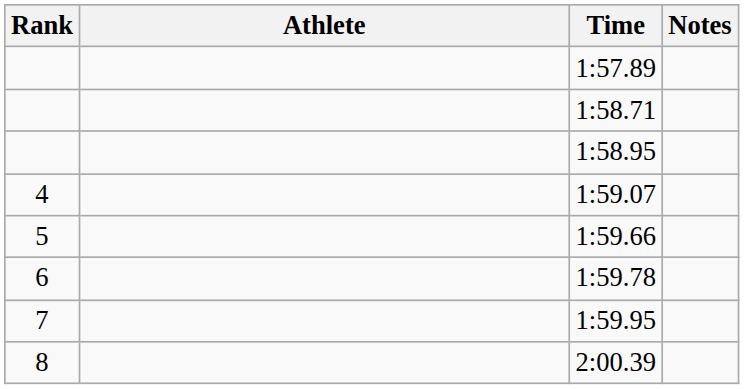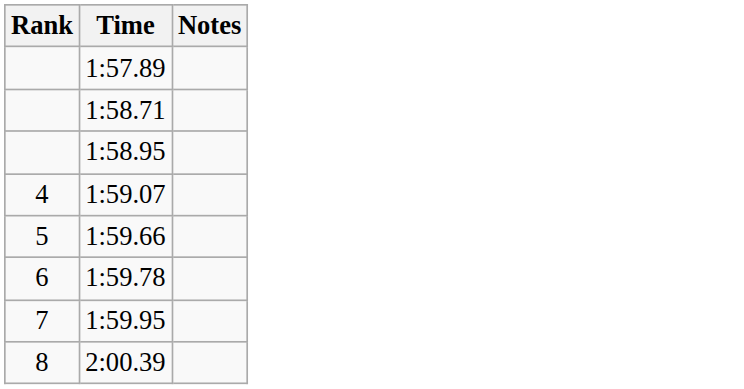- column: (324, 25)
